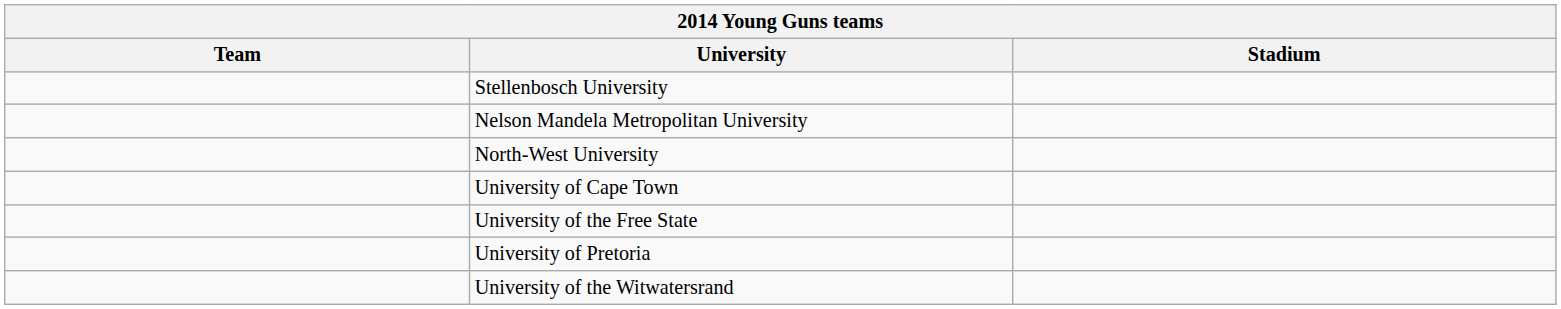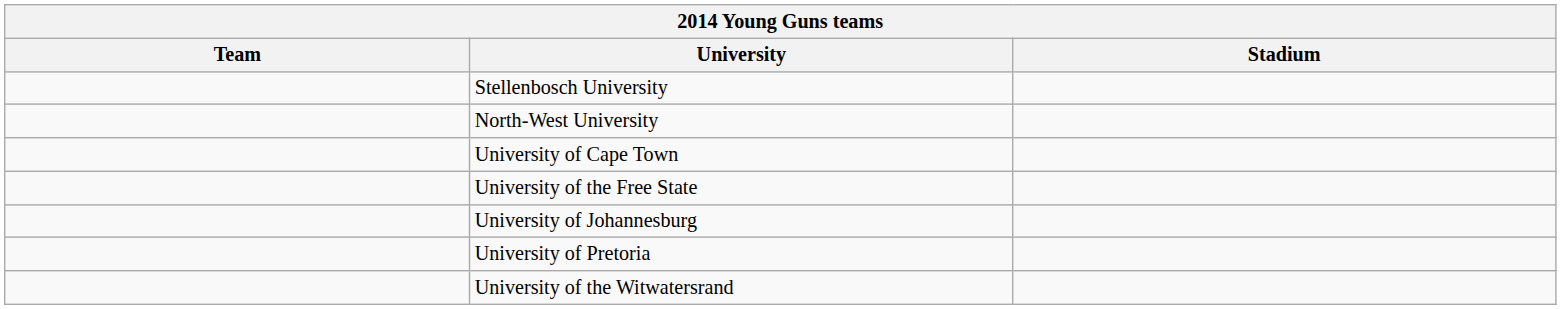- row: (641, 121)
+ row: (586, 221)
